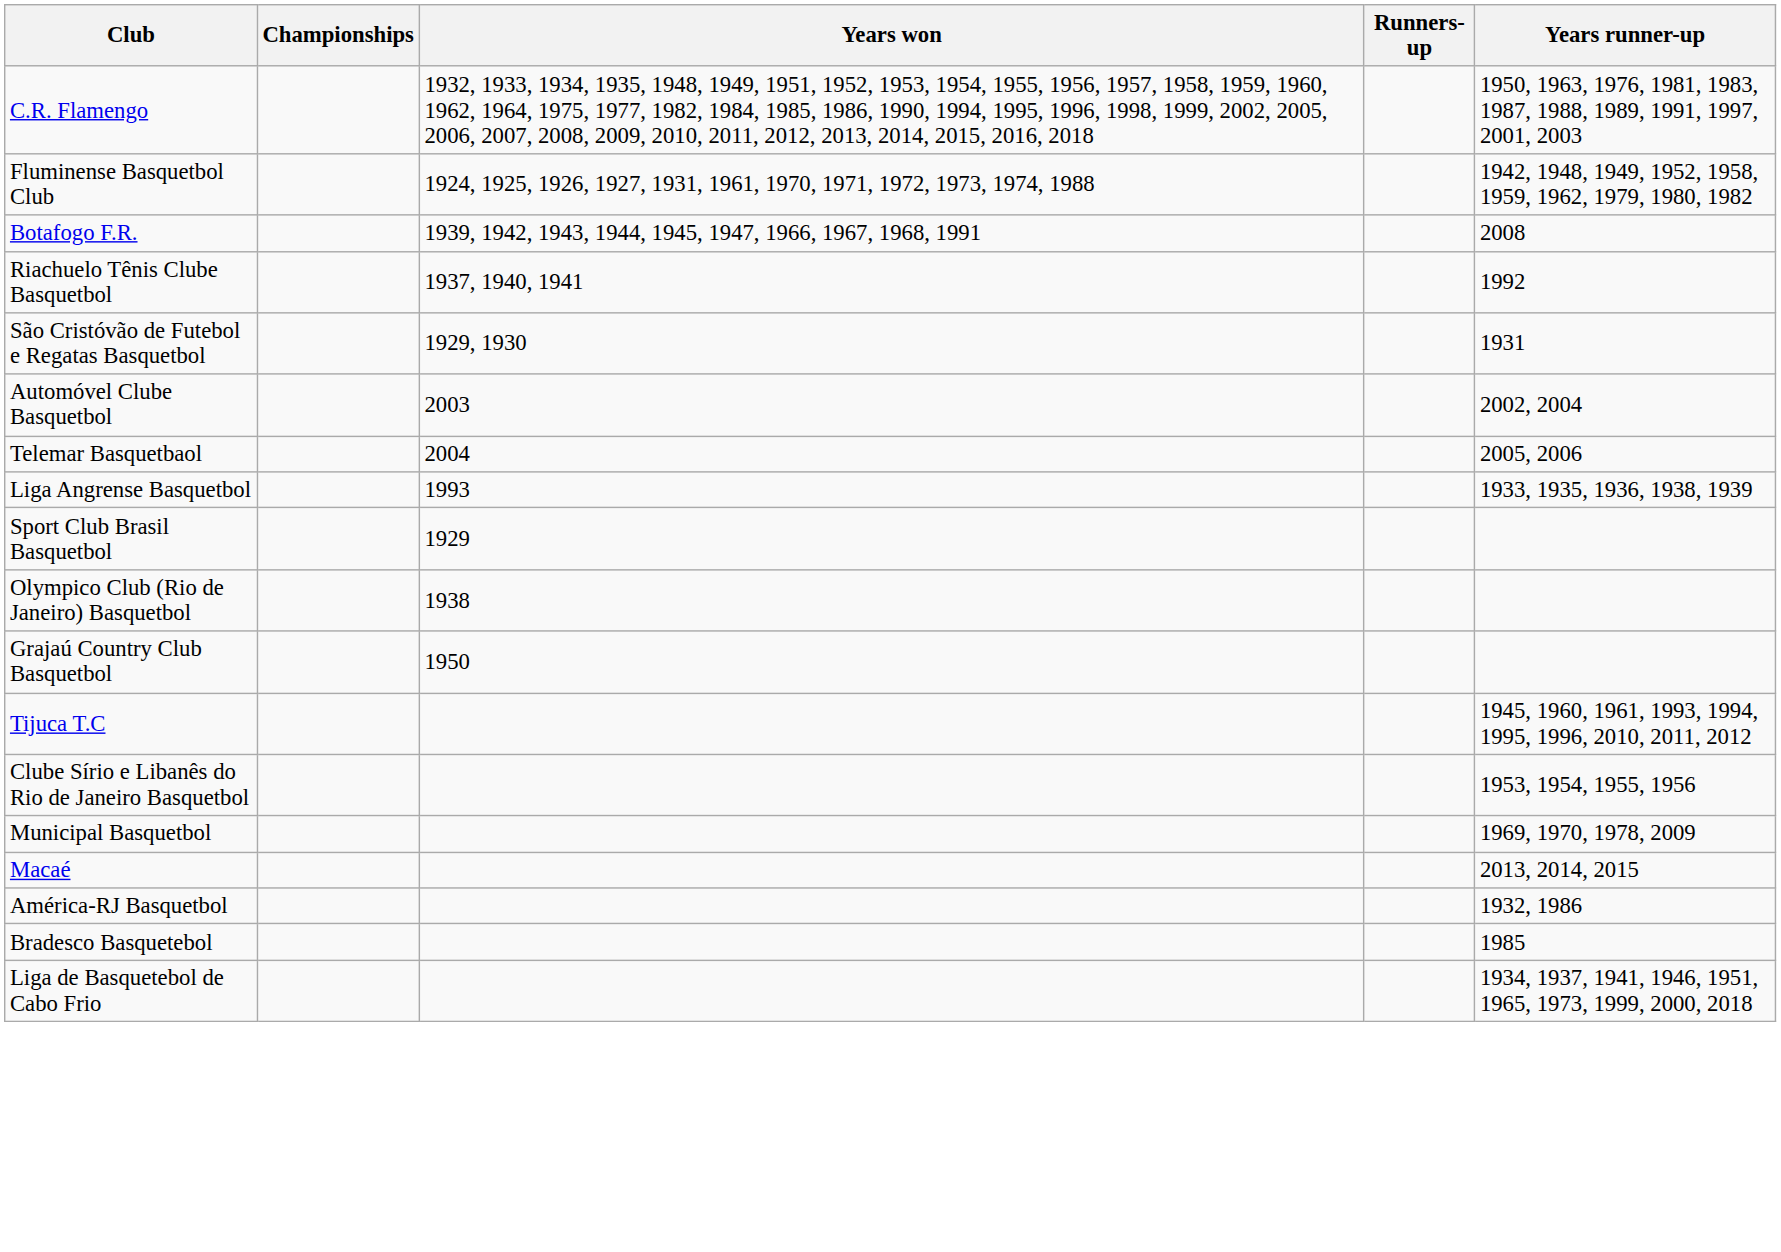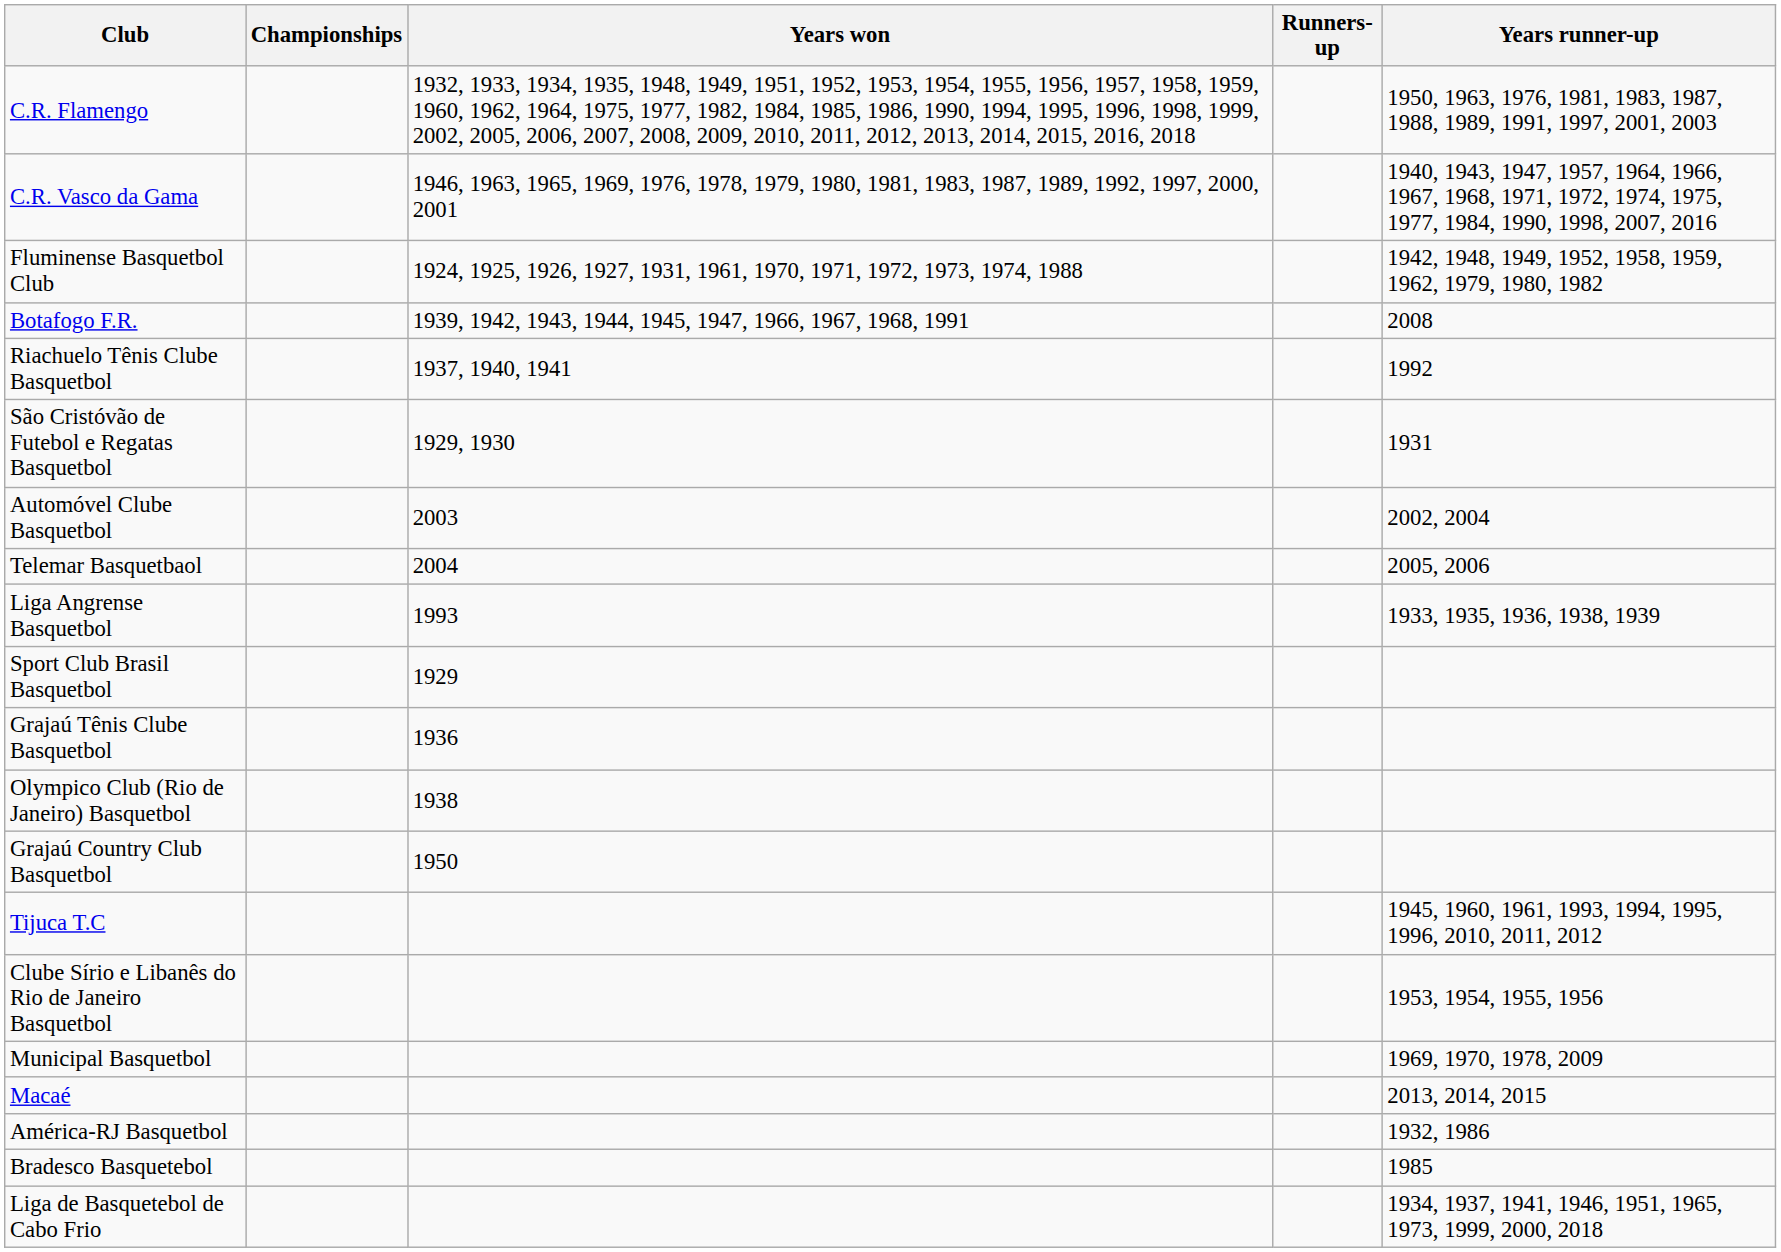+ row: (104, 196)
+ row: (99, 738)
